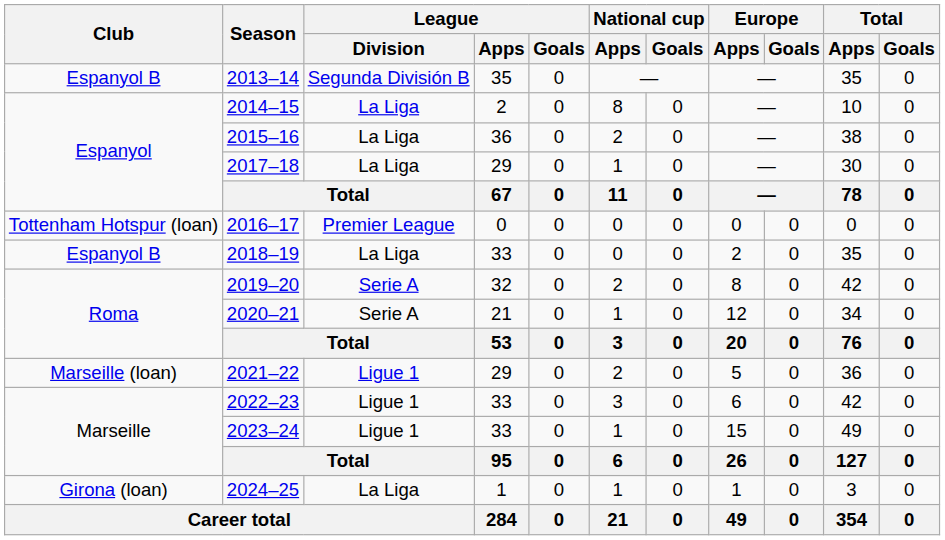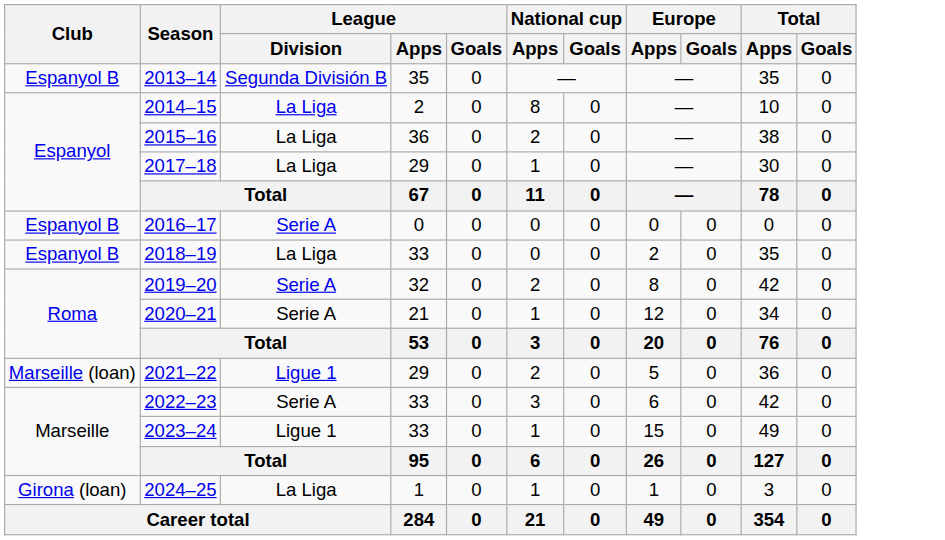(114, 225) Tottenham Hotspur (loan) -> (72, 225) Espanyol B
(389, 225) Premier League -> (306, 225) Serie A
(389, 401) Ligue 1 -> (306, 401) Serie A
